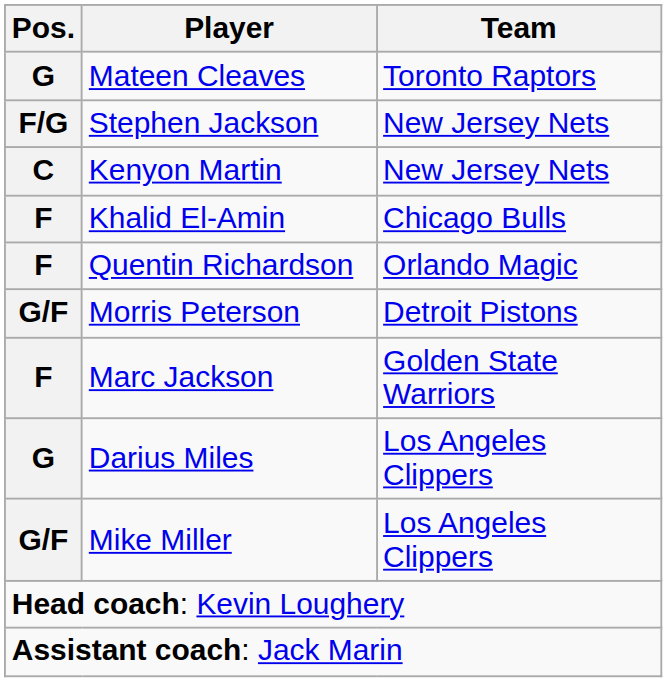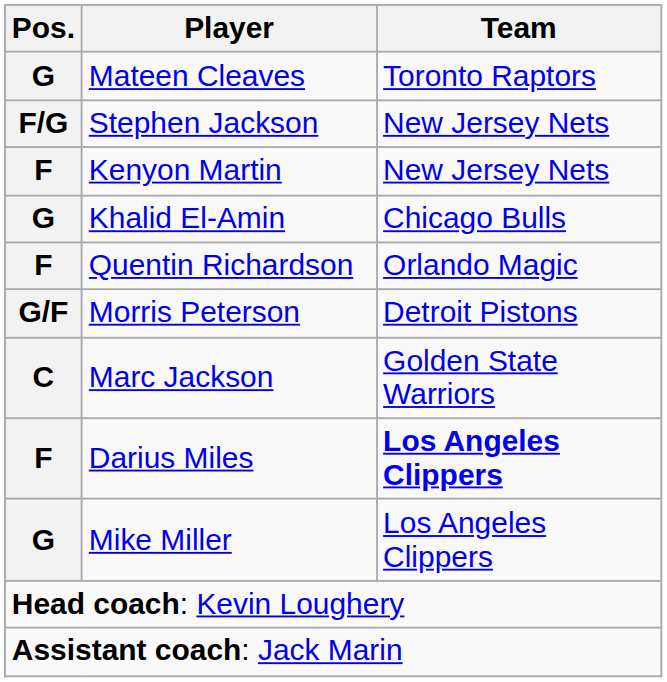(43, 170) C -> (43, 170) F
(43, 218) F -> (43, 218) G
(43, 377) F -> (43, 377) C
(43, 458) G -> (43, 458) F
(465, 458) normal -> (472, 458) bold
(43, 539) G/F -> (43, 539) G
